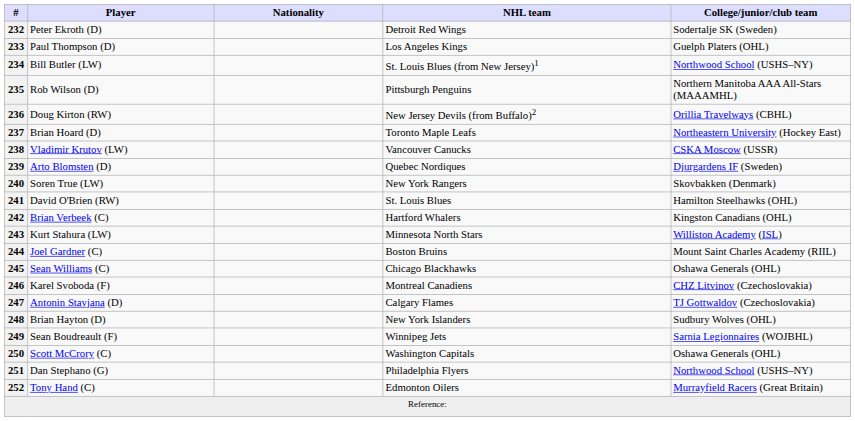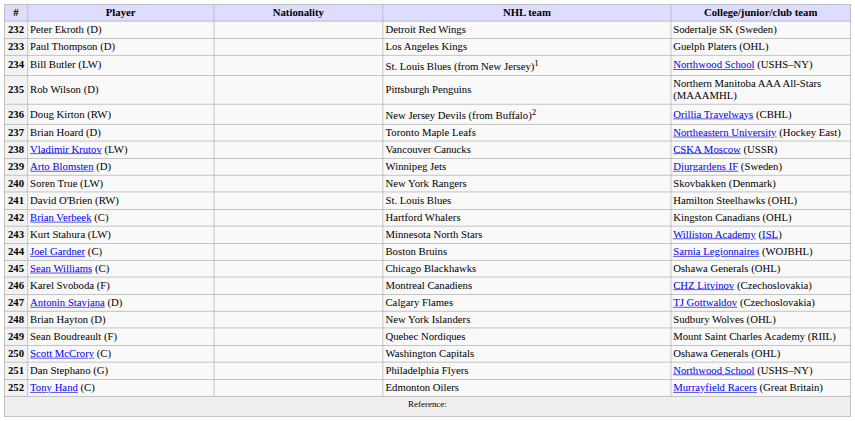(426, 166) Quebec Nordiques -> (416, 166) Winnipeg Jets
(754, 251) Mount Saint Charles Academy (RIIL) -> (743, 251) Sarnia Legionnaires (WOJBHL)
(416, 336) Winnipeg Jets -> (426, 336) Quebec Nordiques
(743, 336) Sarnia Legionnaires (WOJBHL) -> (754, 336) Mount Saint Charles Academy (RIIL)
